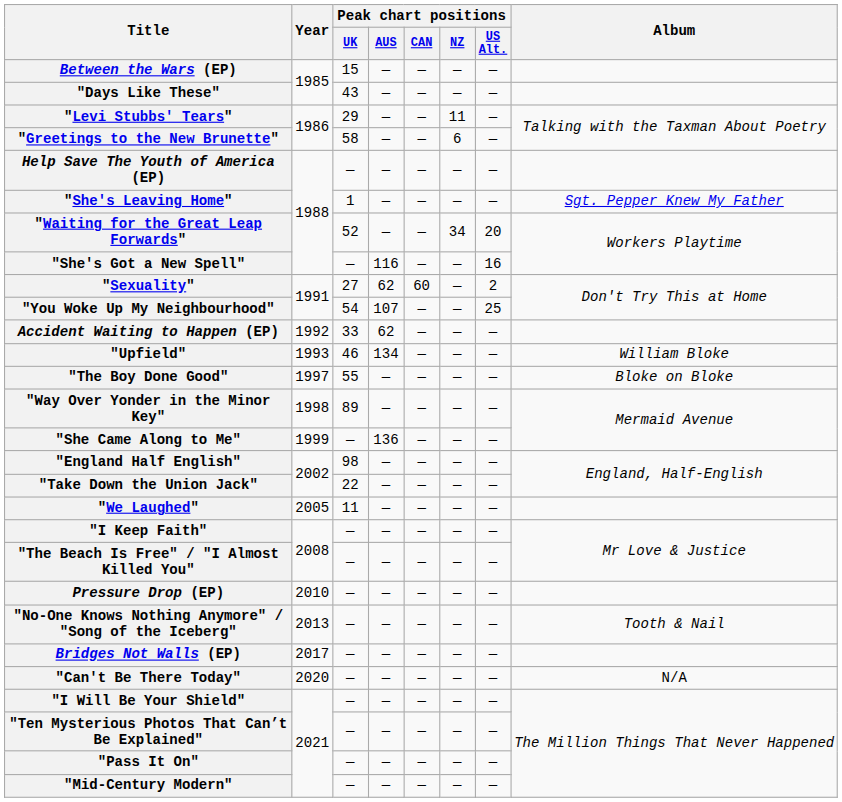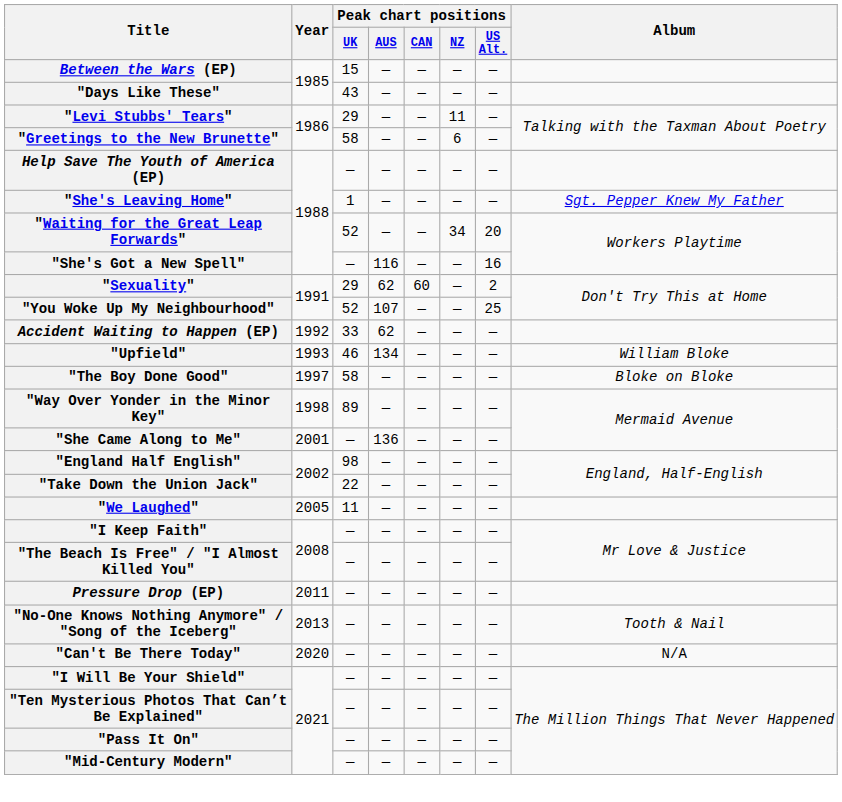(350, 286) 27 -> (350, 286) 29
(350, 309) 54 -> (350, 309) 52
(350, 378) 55 -> (350, 378) 58
(312, 440) 1999 -> (312, 440) 2001
(312, 593) 2010 -> (312, 593) 2011
- row: (148, 655)
